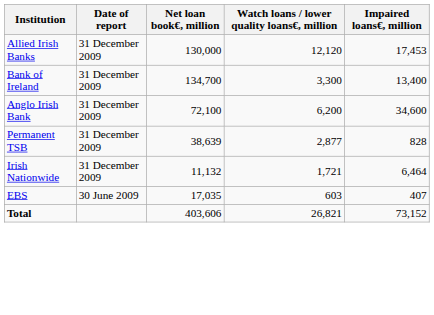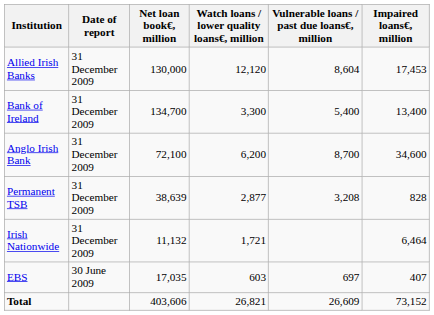+ column: (315, 25)
